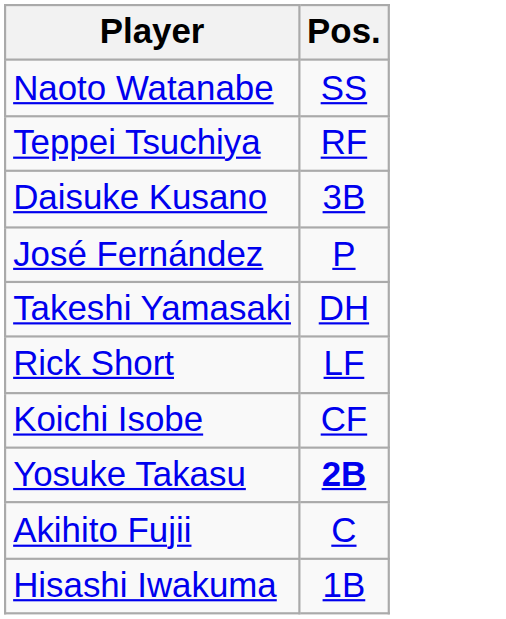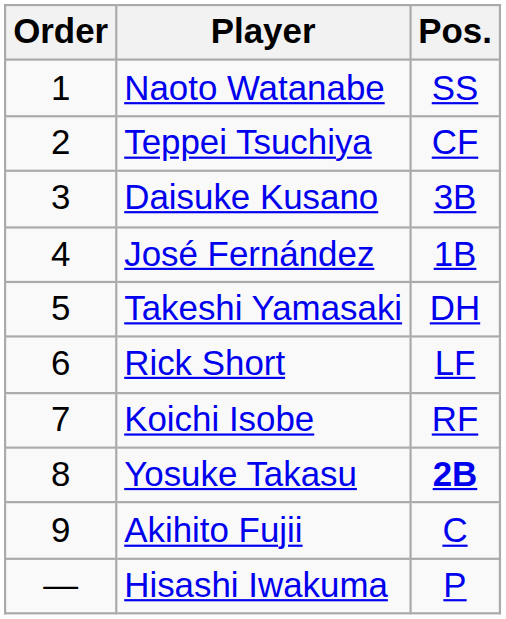+ column: (61, 32)
(344, 142) RF -> (455, 142) CF
(344, 253) P -> (455, 253) 1B
(344, 419) CF -> (455, 419) RF
(344, 585) 1B -> (455, 585) P
